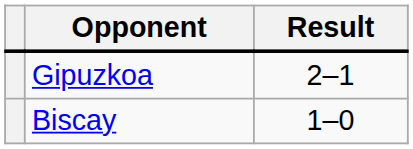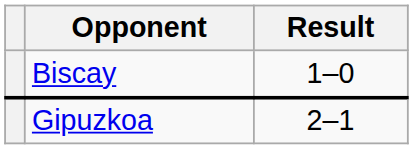rows swapped: (92, 75) <-> (74, 120)
